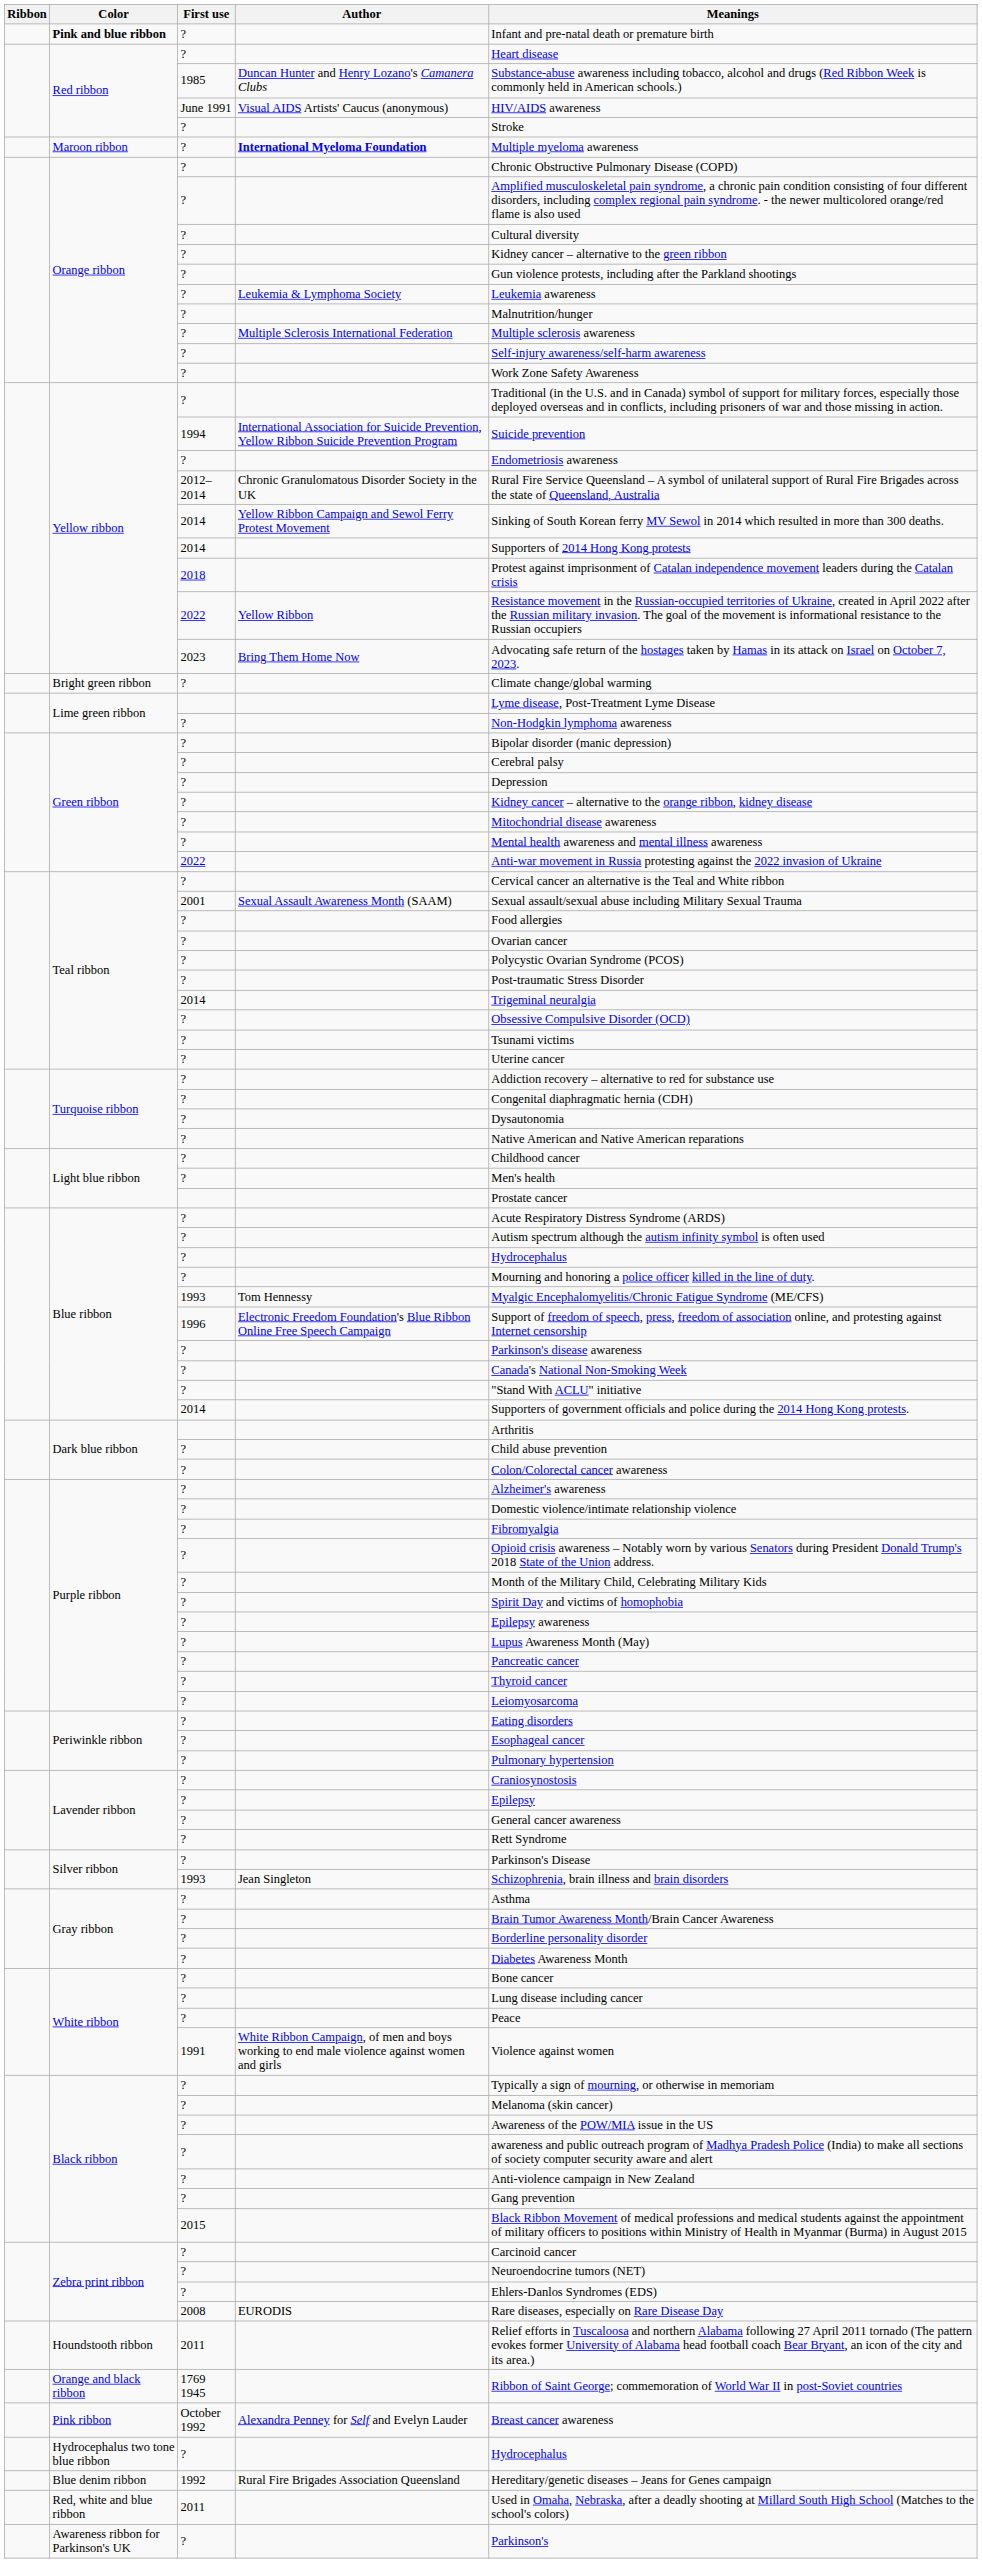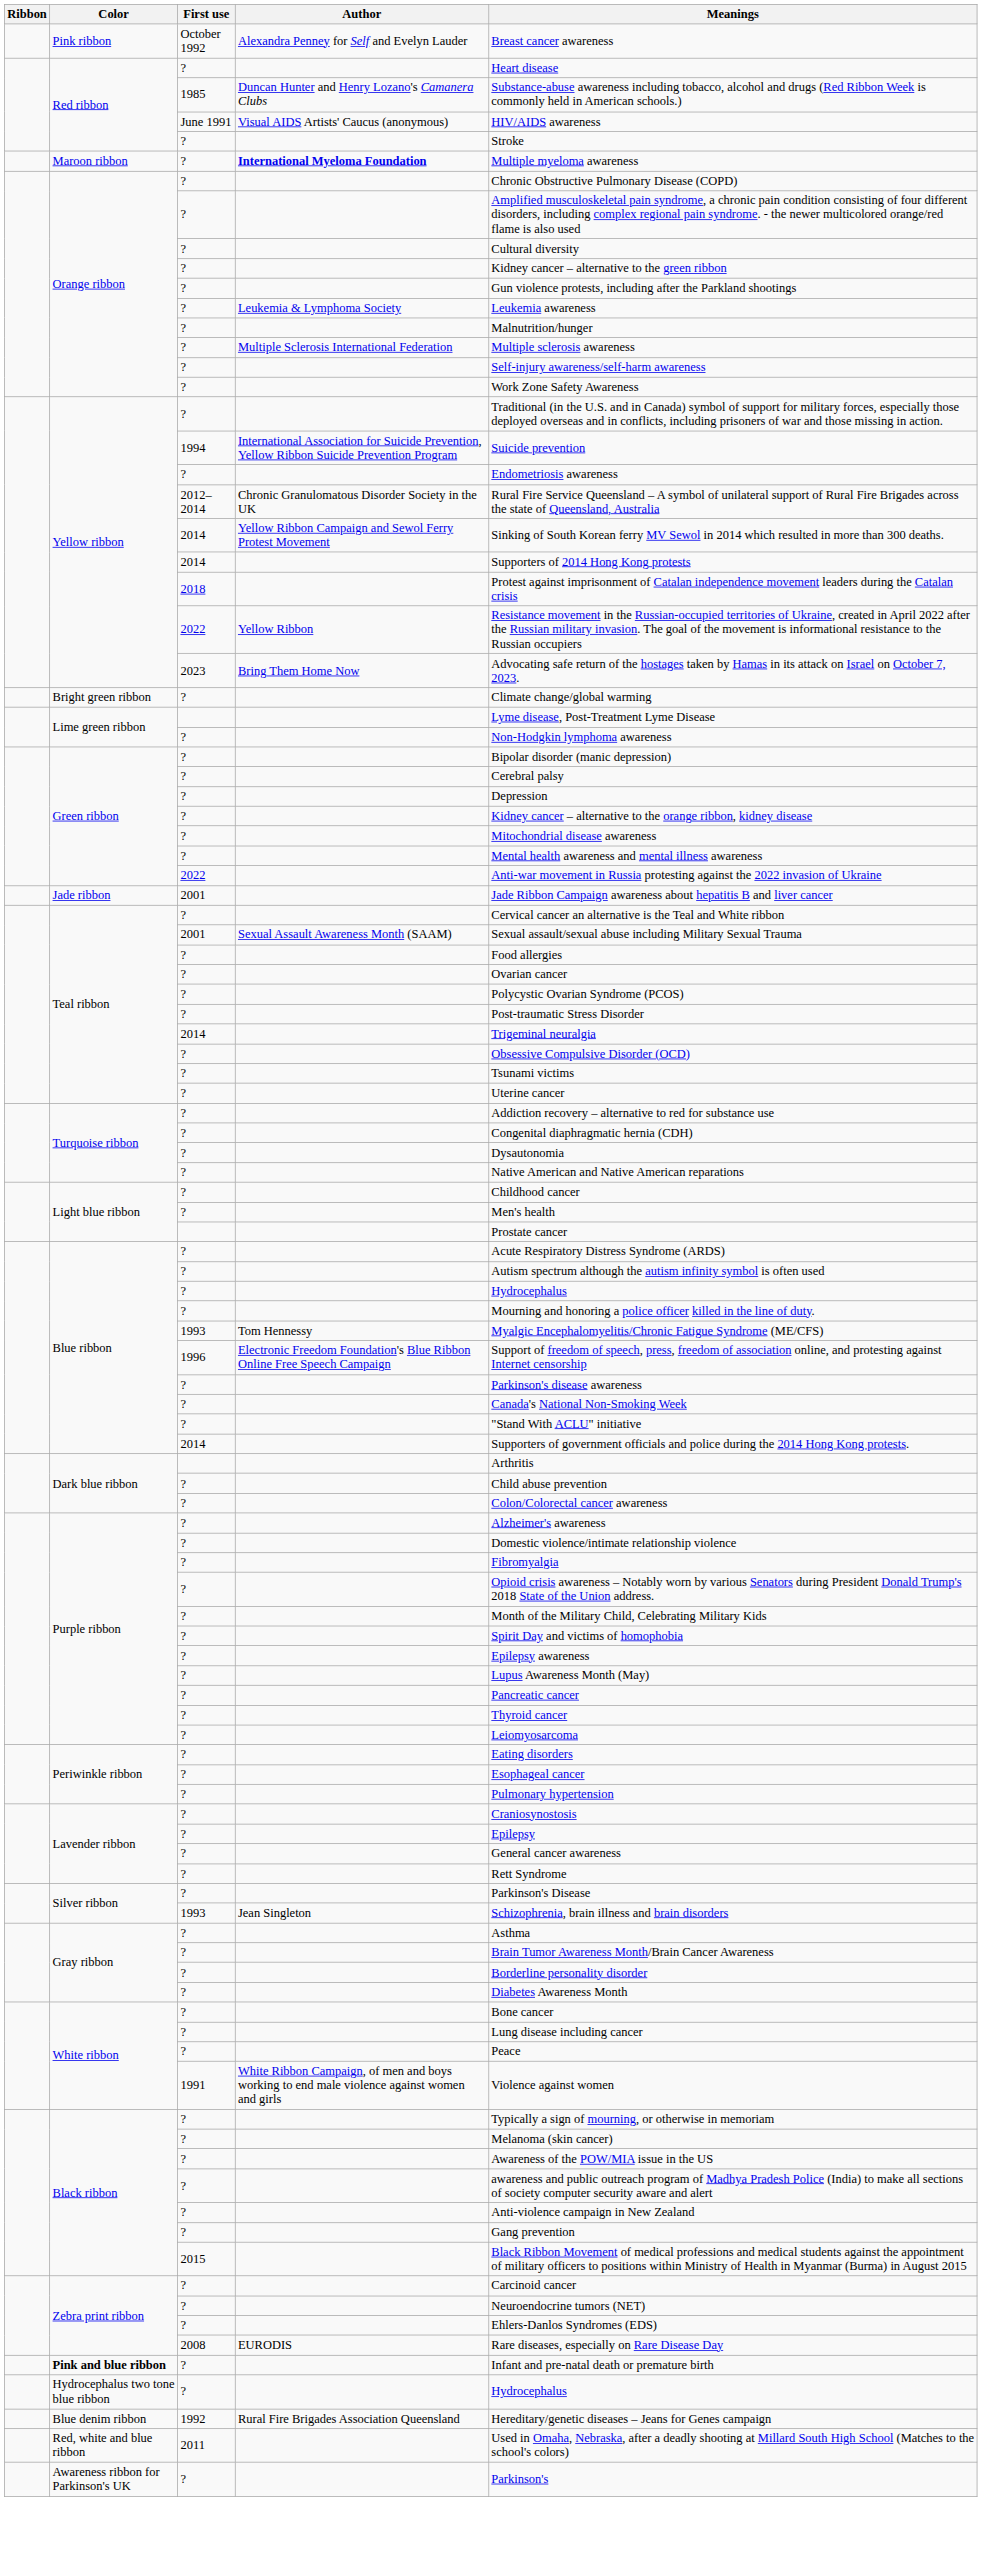rows swapped: (82, 2420) <-> (109, 34)
+ row: (82, 895)
- row: (103, 2345)
- row: (97, 2386)
